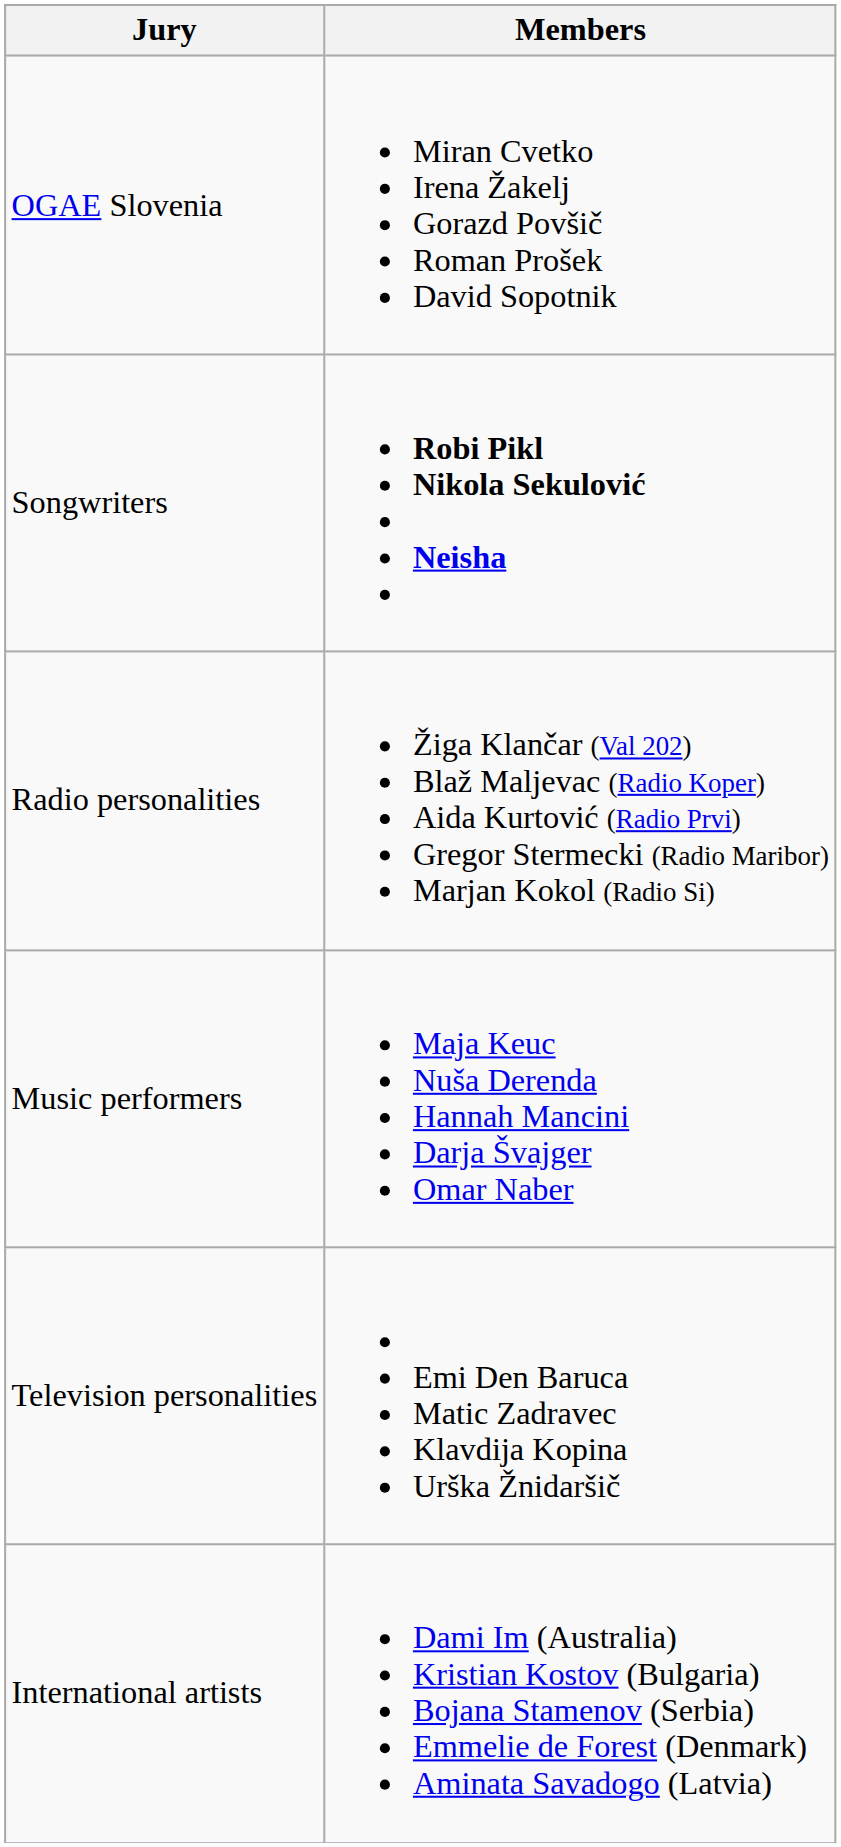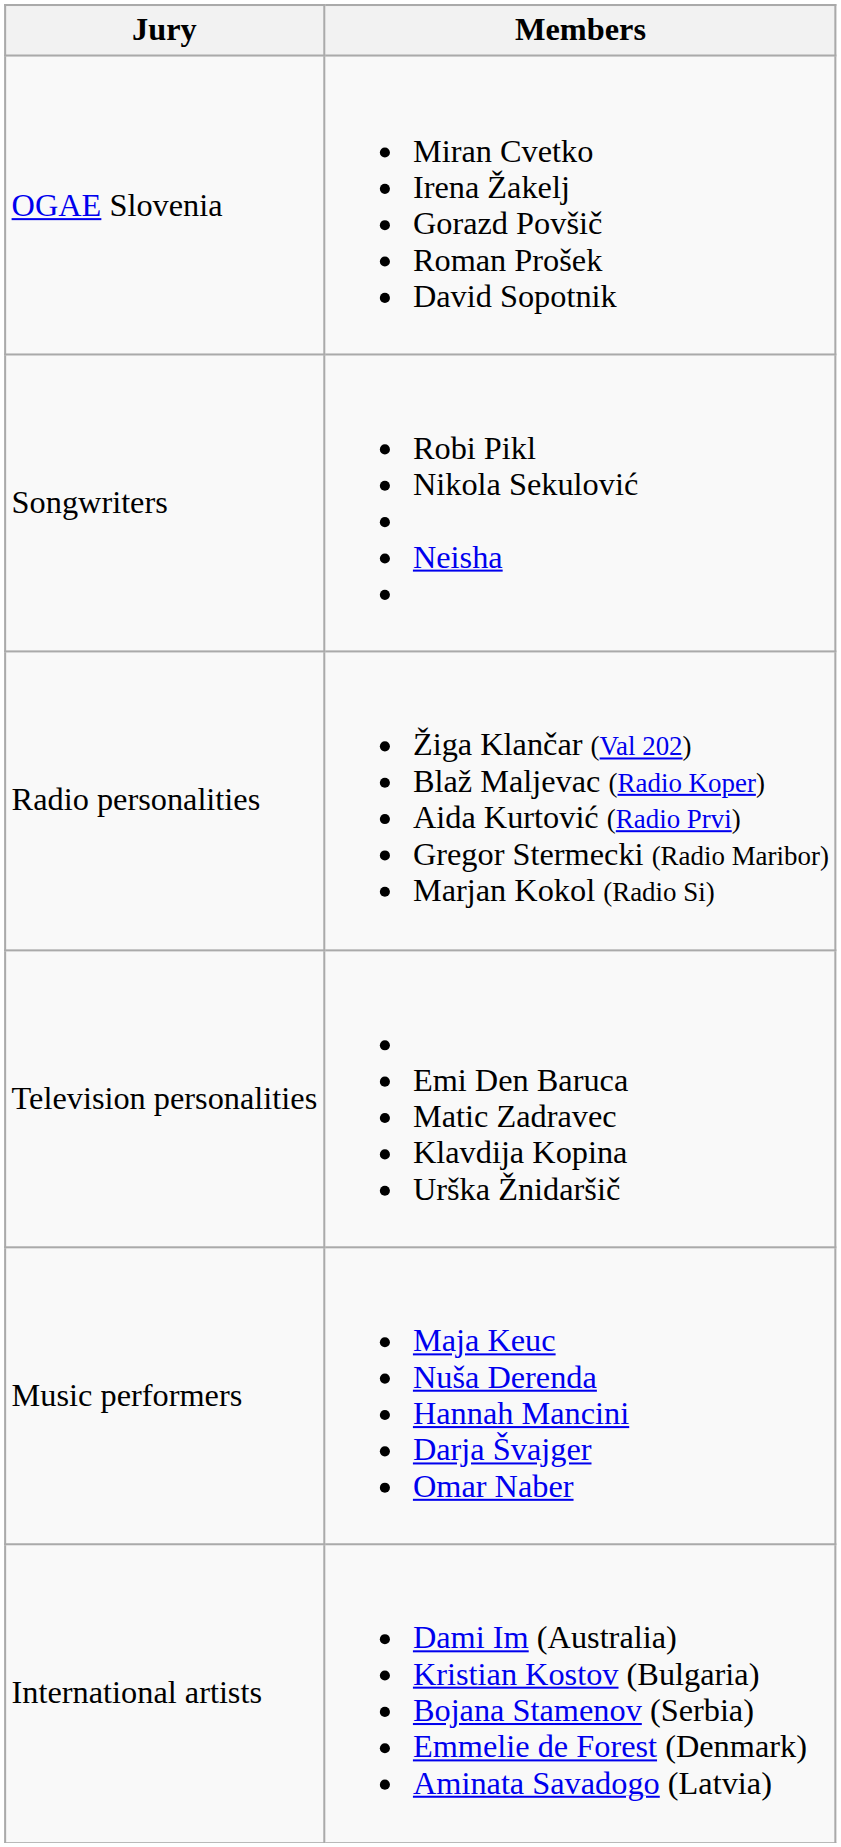(580, 521) bold -> (580, 521) normal
rows swapped: (164, 1395) <-> (127, 1097)
